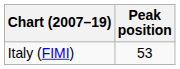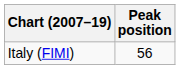(145, 53) 53 -> (145, 53) 56
